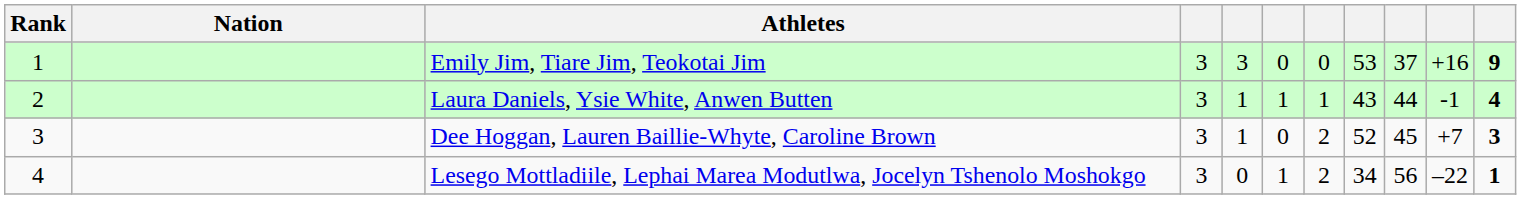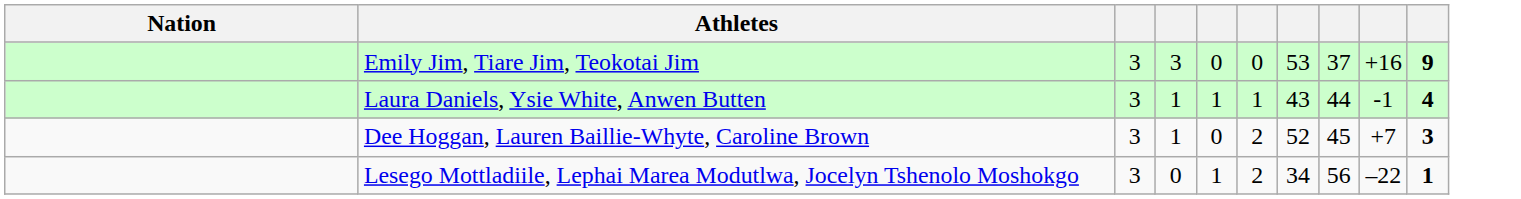- column: (38, 23)
